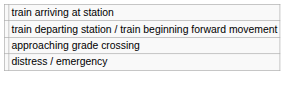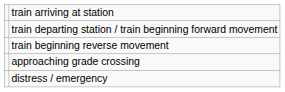+ row: (90, 45)
